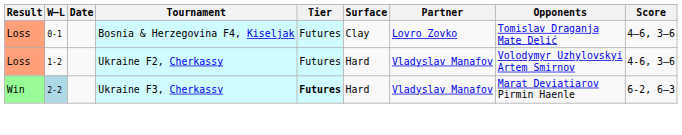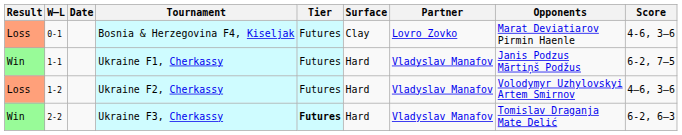(548, 34) Tomislav Draganja Mate Delić -> (548, 34) Marat Deviatiarov Pirmin Haenle
(651, 34) 4–6, 3–6 -> (651, 34) 4-6, 3–6
+ row: (161, 62)
(651, 62) 4-6, 3–6 -> (651, 89) 4–6, 3–6
(55, 90) lightblue background -> (55, 118) no background
(548, 89) Marat Deviatiarov Pirmin Haenle -> (548, 117) Tomislav Draganja Mate Delić
